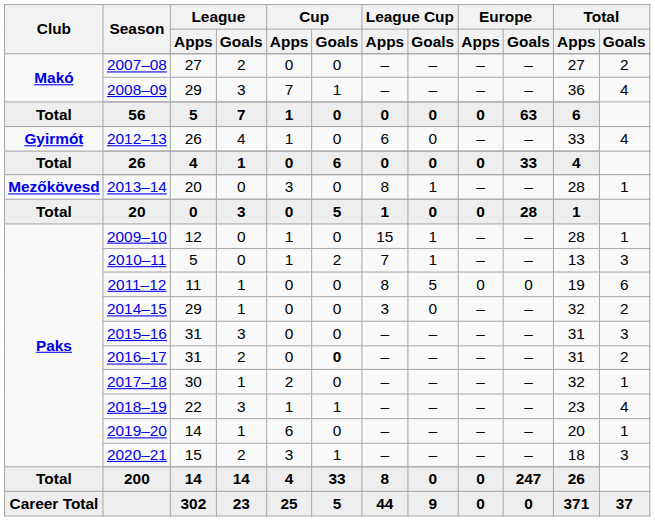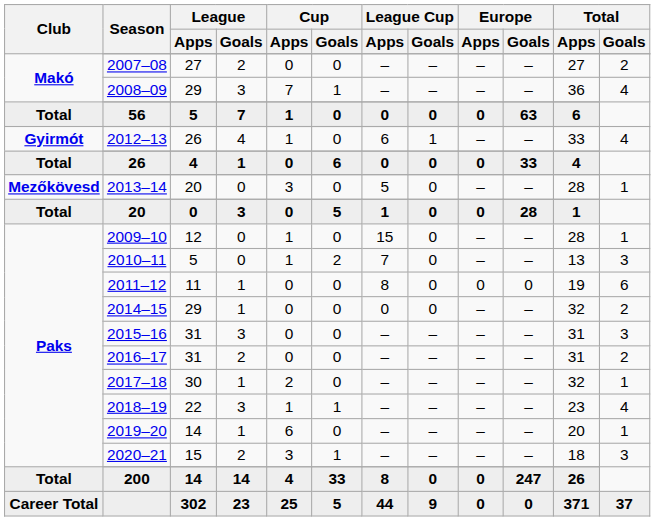(433, 139) 0 -> (433, 139) 1
(385, 187) 8 -> (385, 187) 5
(433, 187) 1 -> (433, 187) 0
(433, 236) 1 -> (433, 236) 0
(433, 261) 1 -> (433, 261) 0
(433, 285) 5 -> (433, 285) 0
(385, 309) 3 -> (385, 309) 0
(337, 358) bold -> (337, 358) normal
